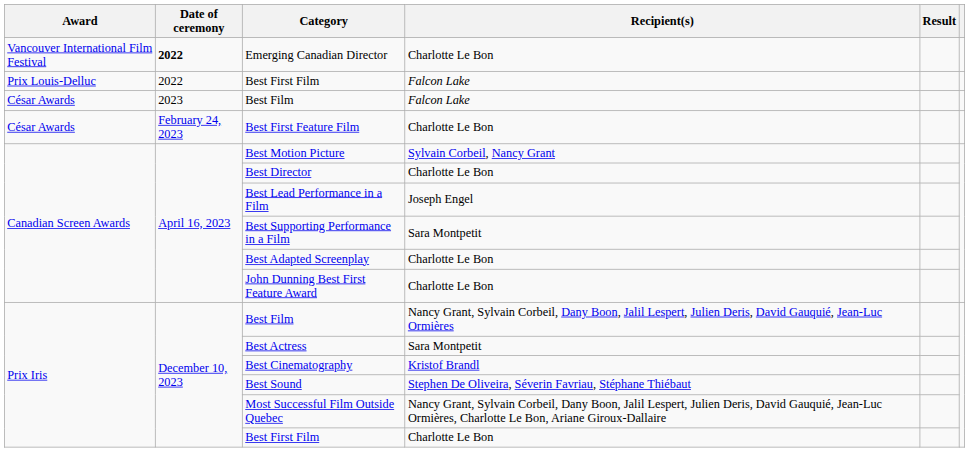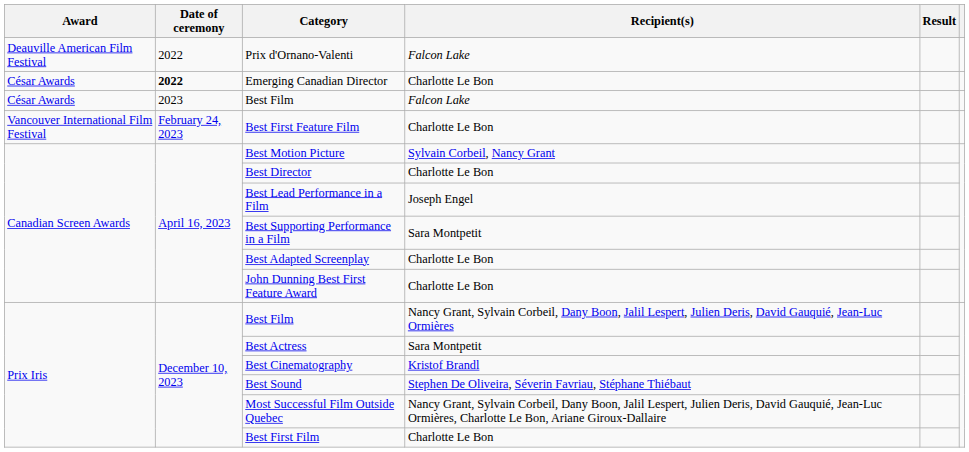+ row: (299, 54)
(80, 54) Vancouver International Film Festival -> (41, 81) César Awards
- row: (282, 81)
(41, 127) César Awards -> (80, 127) Vancouver International Film Festival
